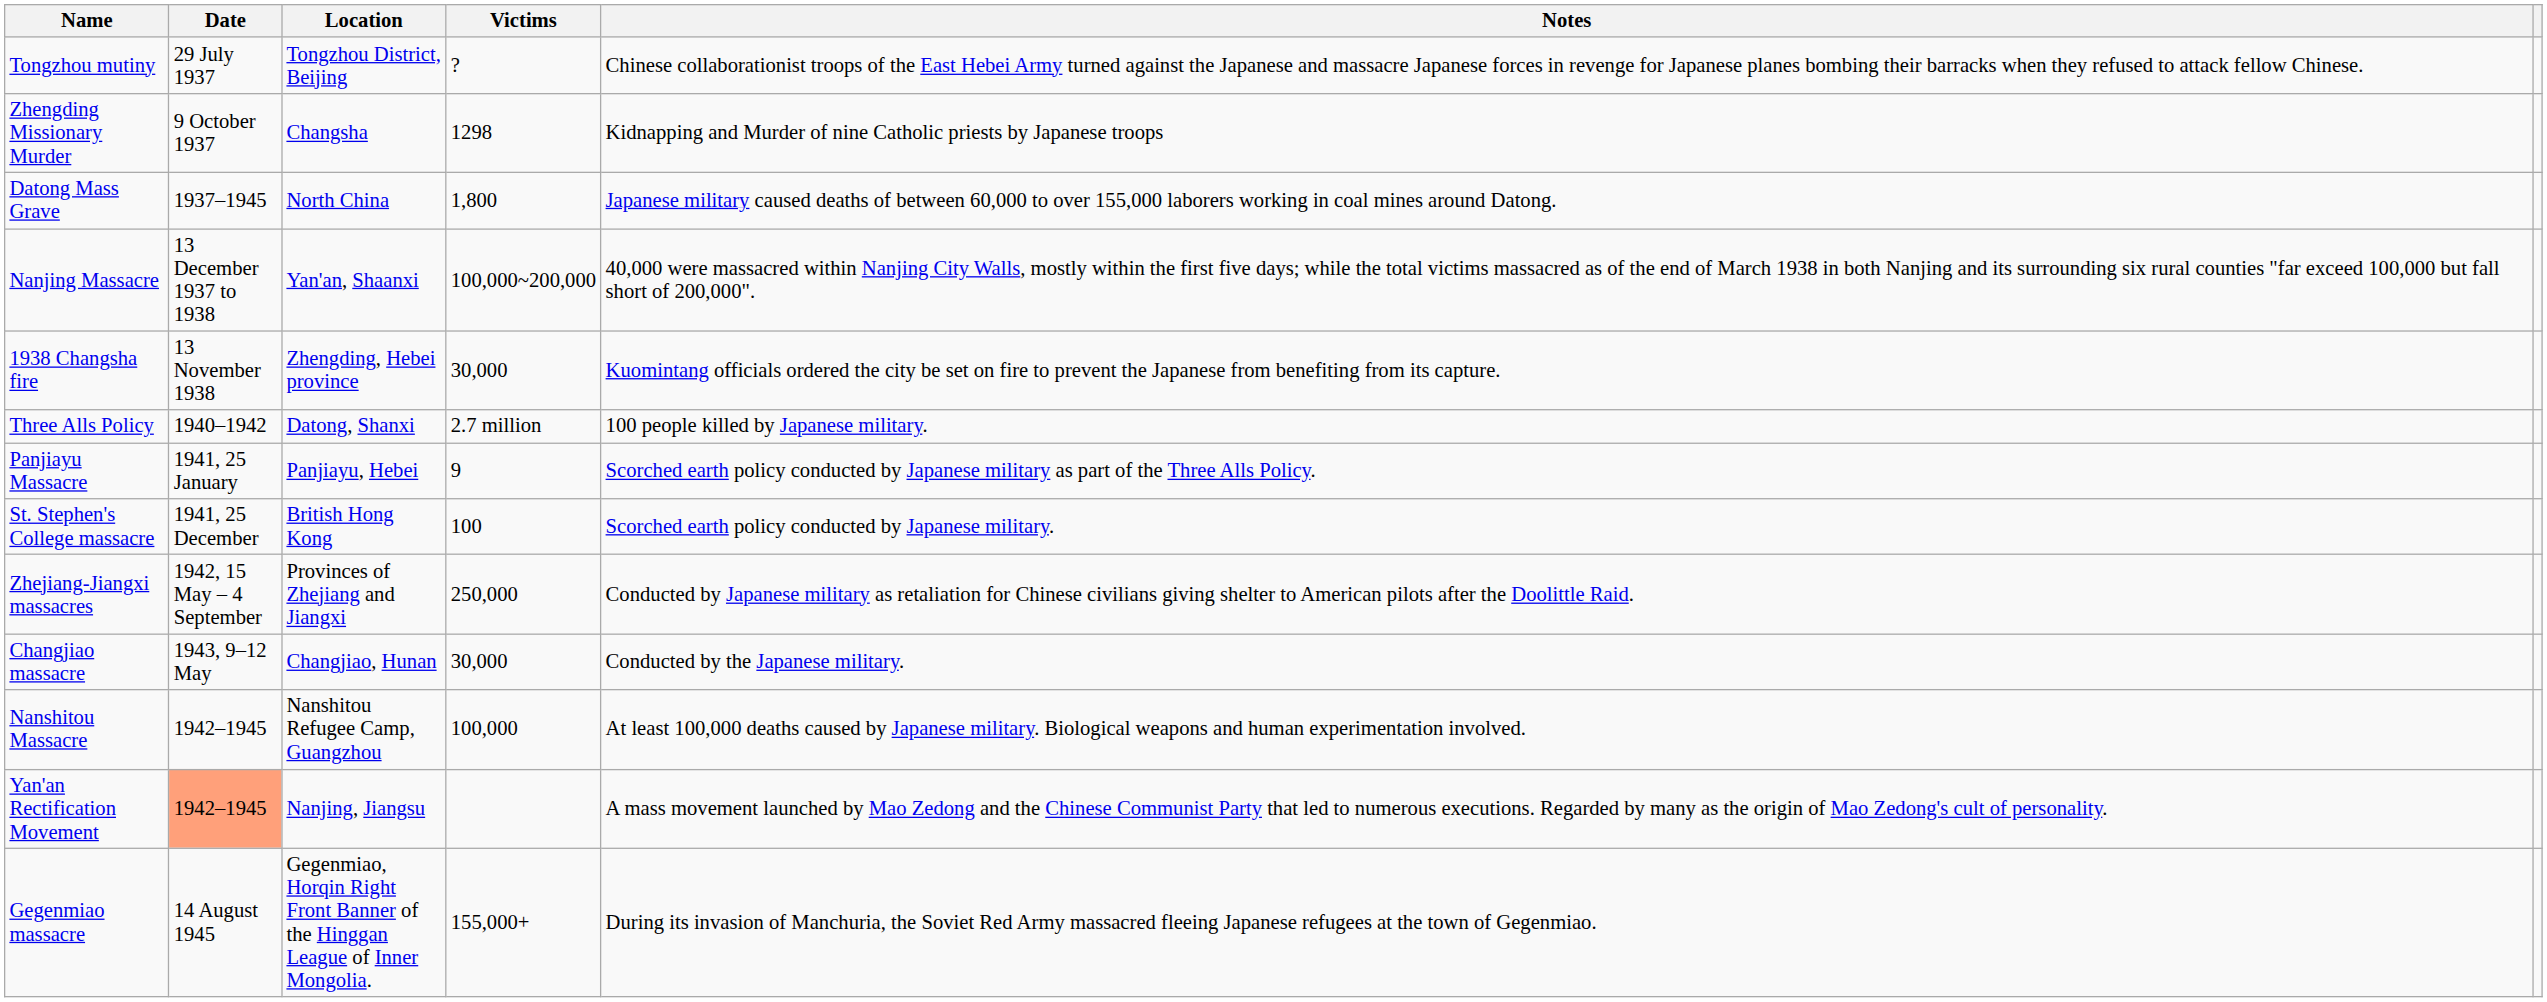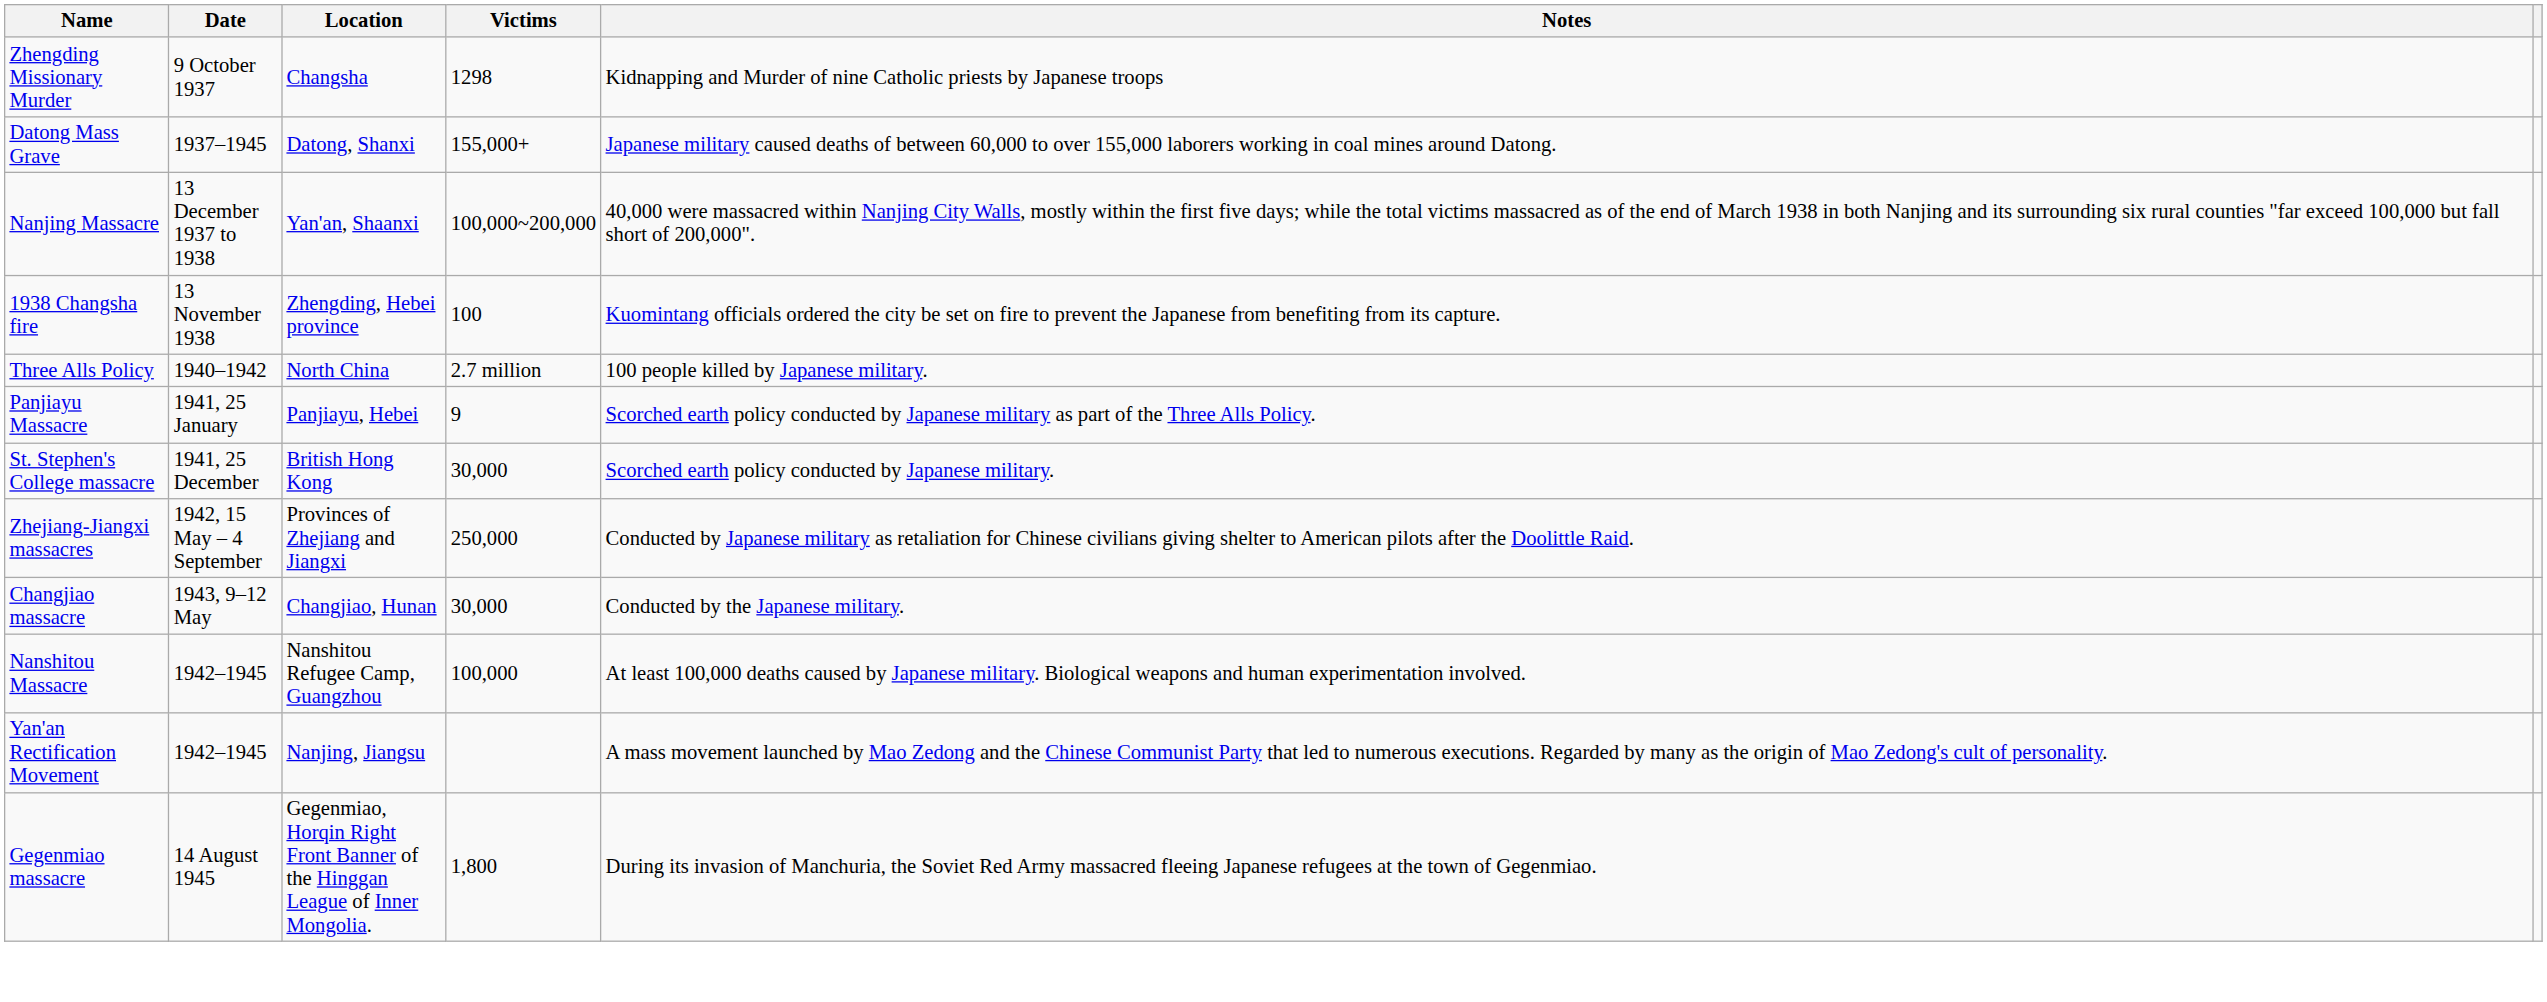- row: (82, 65)
(338, 200) North China -> (351, 144) Datong, Shanxi
(474, 200) 1,800 -> (490, 144) 155,000+
(479, 370) 30,000 -> (466, 314) 100
(351, 426) Datong, Shanxi -> (338, 370) North China
(466, 526) 100 -> (479, 470) 30,000
(220, 808) lightsalmon background -> (220, 752) no background
(490, 922) 155,000+ -> (474, 866) 1,800
